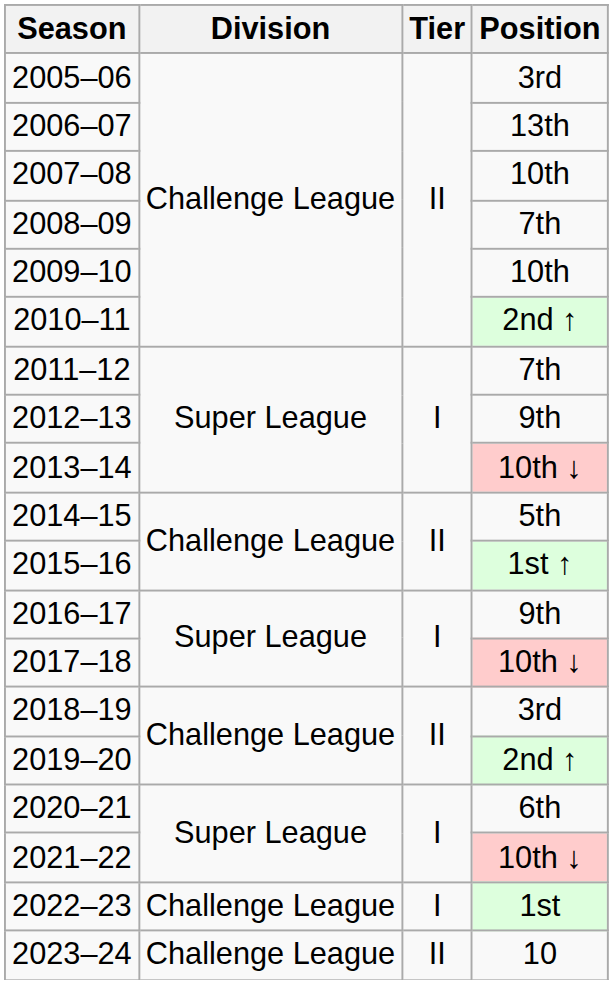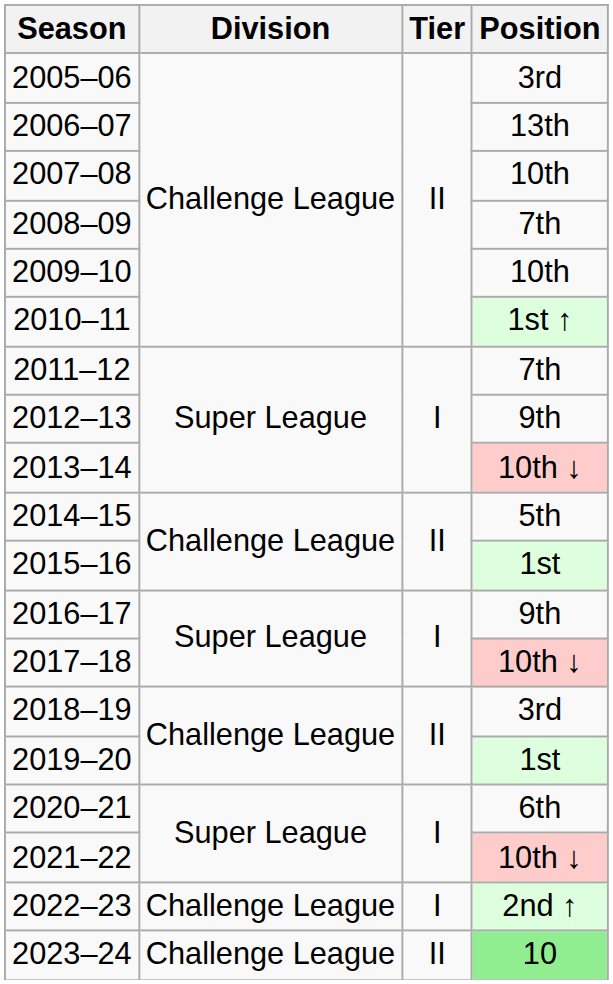(540, 321) 2nd ↑ -> (540, 321) 1st ↑
(540, 564) 1st ↑ -> (540, 564) 1st
(540, 759) 2nd ↑ -> (540, 759) 1st
(540, 905) 1st -> (540, 905) 2nd ↑
(540, 954) no background -> (540, 954) lightgreen background
